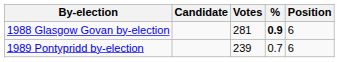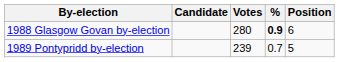(242, 30) 281 -> (242, 30) 280
(291, 48) 6 -> (291, 48) 5
